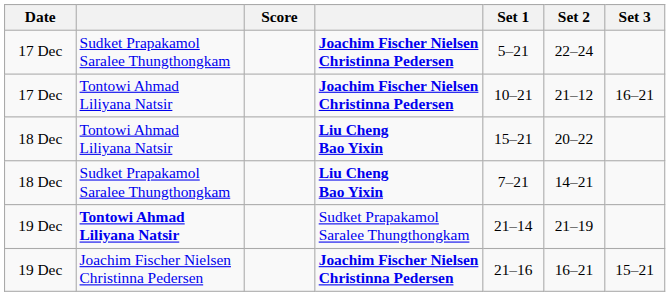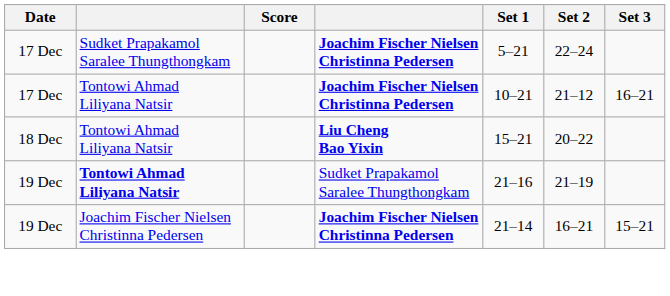- row: (40, 182)
(513, 226) 21–14 -> (513, 182) 21–16
(513, 270) 21–16 -> (513, 226) 21–14
